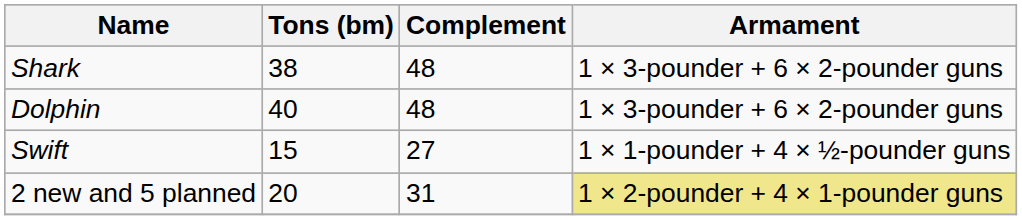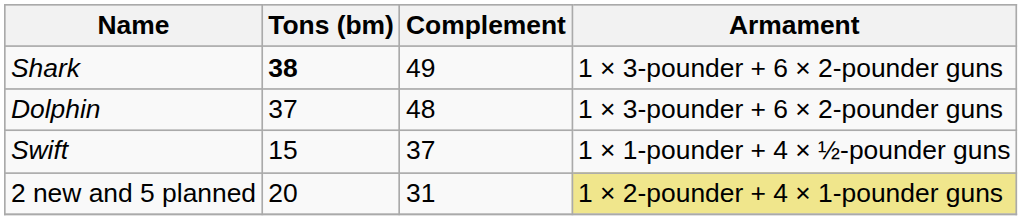(283, 67) normal -> (283, 67) bold
(421, 67) 48 -> (421, 67) 49
(283, 109) 40 -> (283, 109) 37
(421, 151) 27 -> (421, 151) 37
